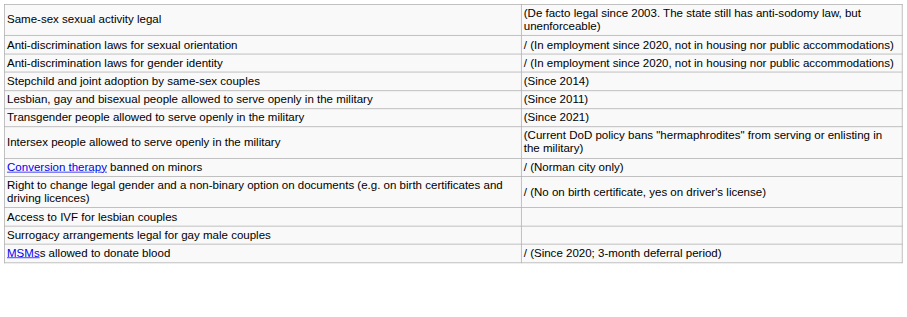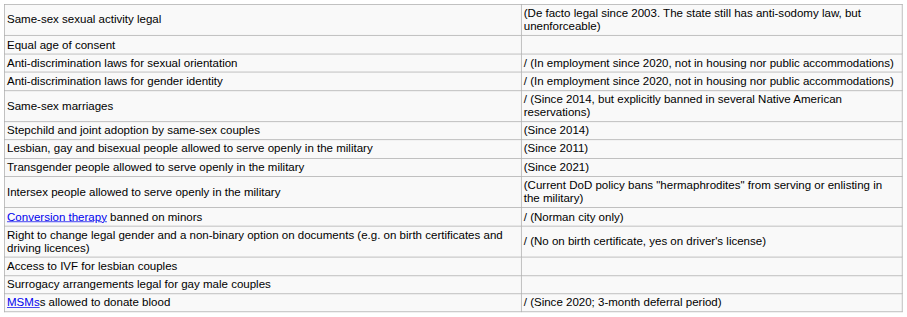+ row: (61, 44)
+ row: (60, 106)
